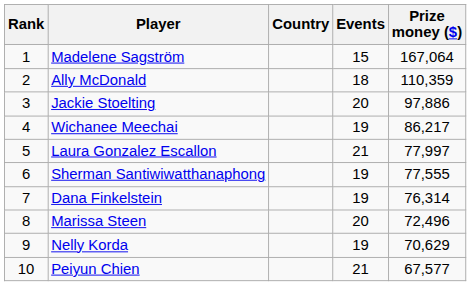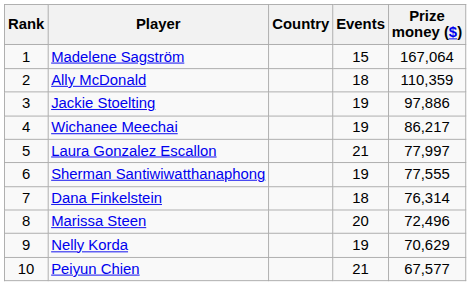(361, 103) 20 -> (361, 103) 19
(361, 198) 19 -> (361, 198) 18
